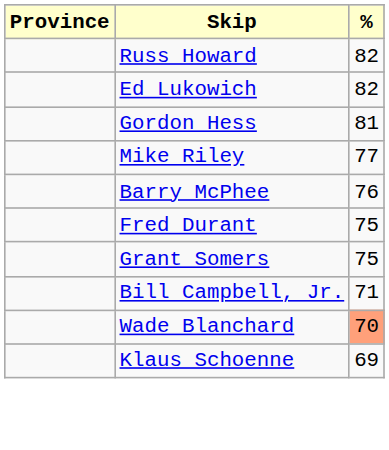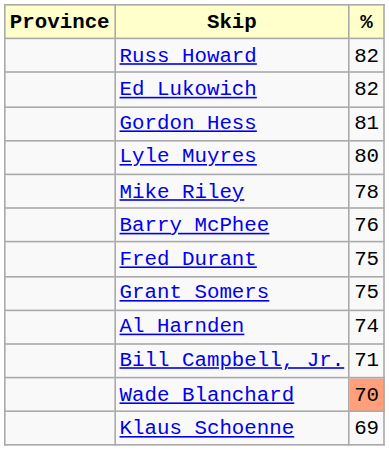+ row: (188, 157)
(367, 157) 77 -> (367, 191) 78
+ row: (182, 327)
